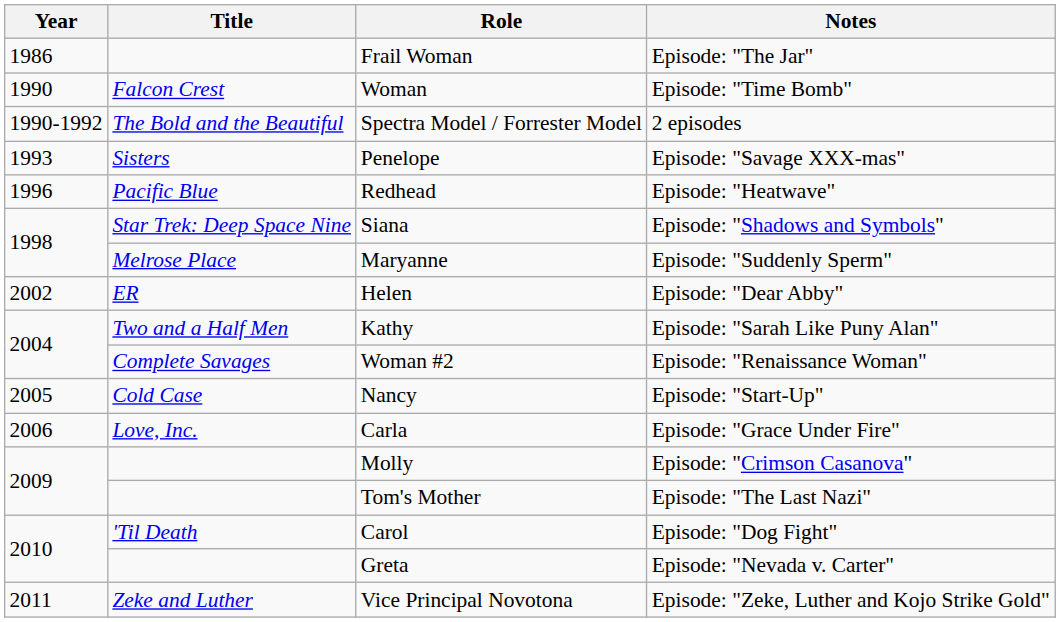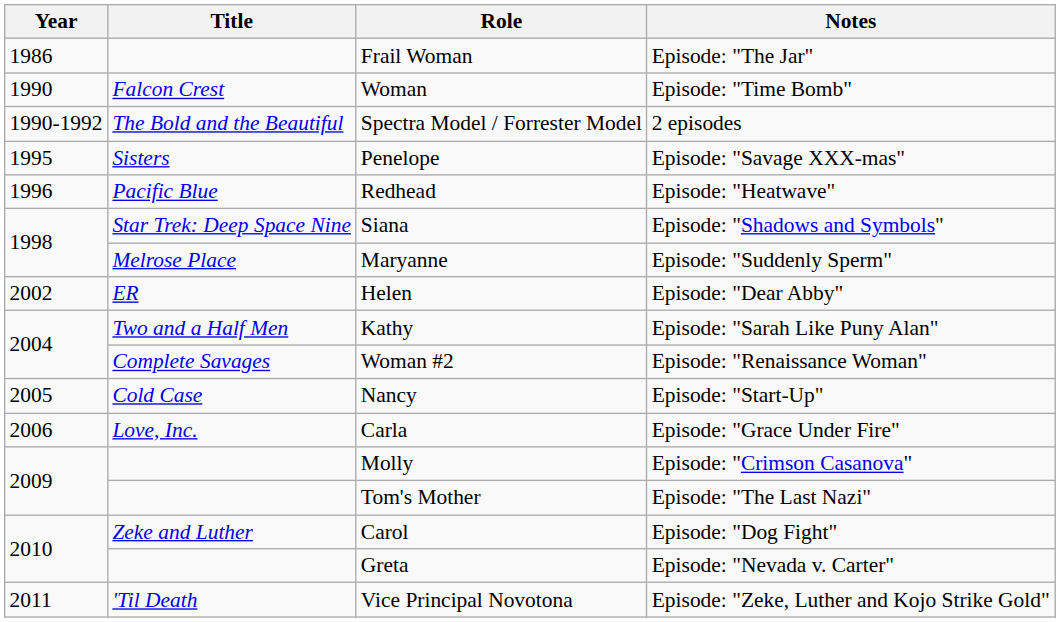(31, 157) 1993 -> (31, 157) 1995
(155, 531) 'Til Death -> (183, 531) Zeke and Luther
(183, 599) Zeke and Luther -> (155, 599) 'Til Death
